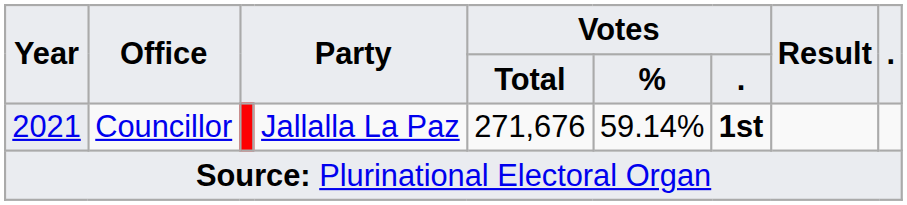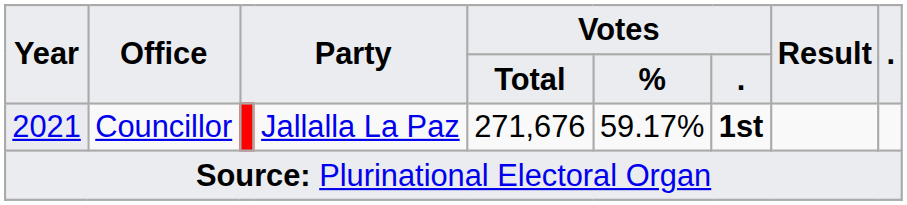(652, 127) 59.14% -> (652, 127) 59.17%
